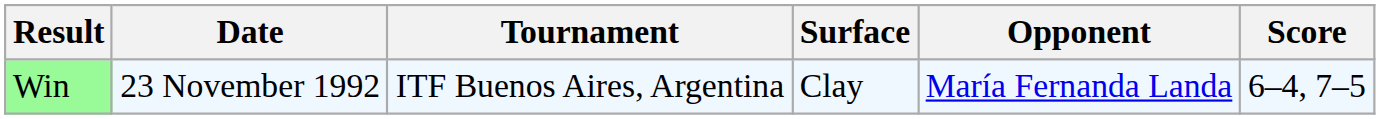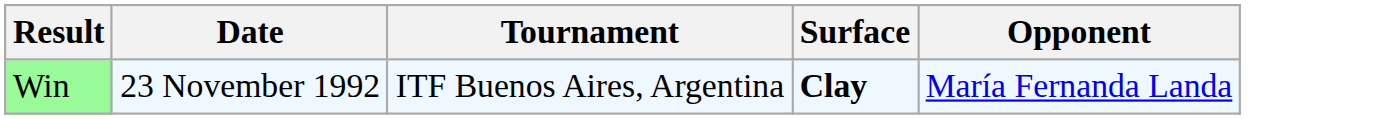- column: (1307, 31)
(832, 86) normal -> (833, 86) bold
